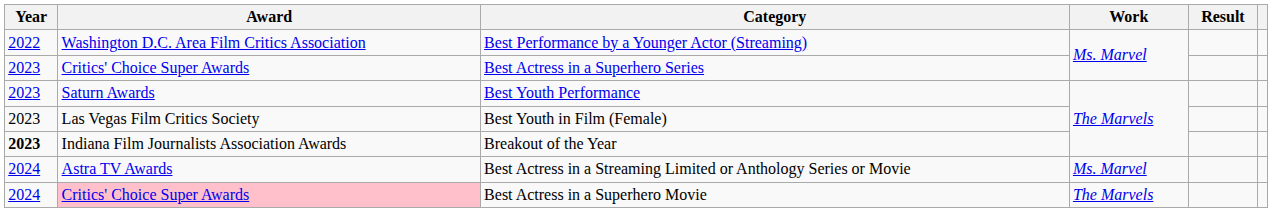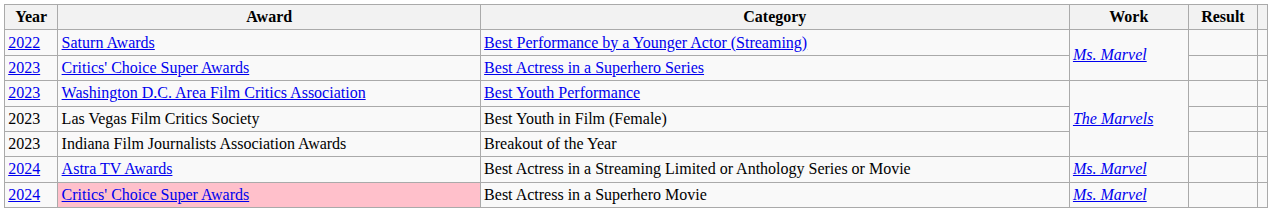(214, 42) Washington D.C. Area Film Critics Association -> (108, 42) Saturn Awards
(108, 93) Saturn Awards -> (214, 93) Washington D.C. Area Film Critics Association
(24, 144) bold -> (24, 144) normal
(1113, 194) The Marvels -> (1110, 194) Ms. Marvel
